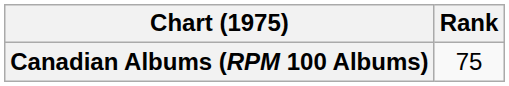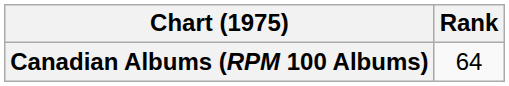(469, 61) 75 -> (469, 61) 64
